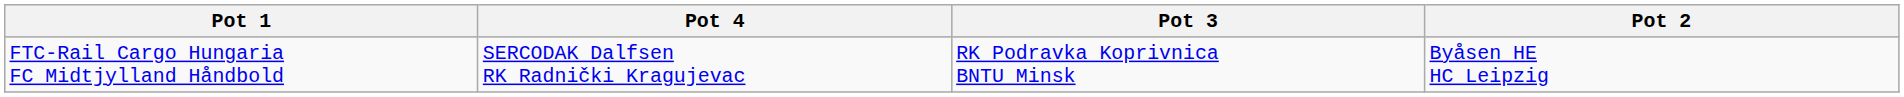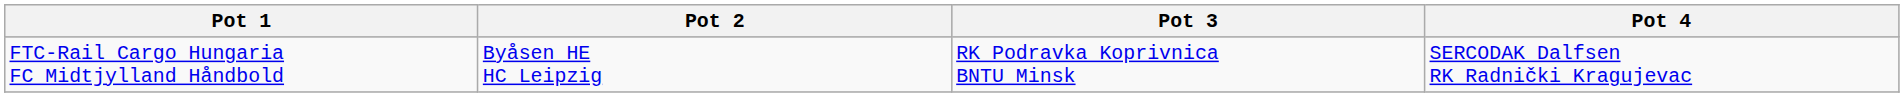columns swapped: (1661, 21) <-> (715, 21)
